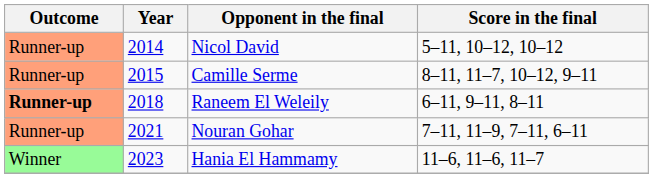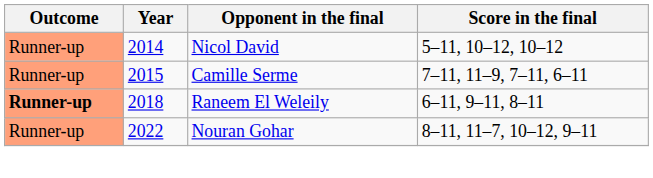(510, 74) 8–11, 11–7, 10–12, 9–11 -> (505, 74) 7–11, 11–9, 7–11, 6–11
(146, 131) 2021 -> (146, 131) 2022
(505, 131) 7–11, 11–9, 7–11, 6–11 -> (510, 131) 8–11, 11–7, 10–12, 9–11
- row: (265, 159)
